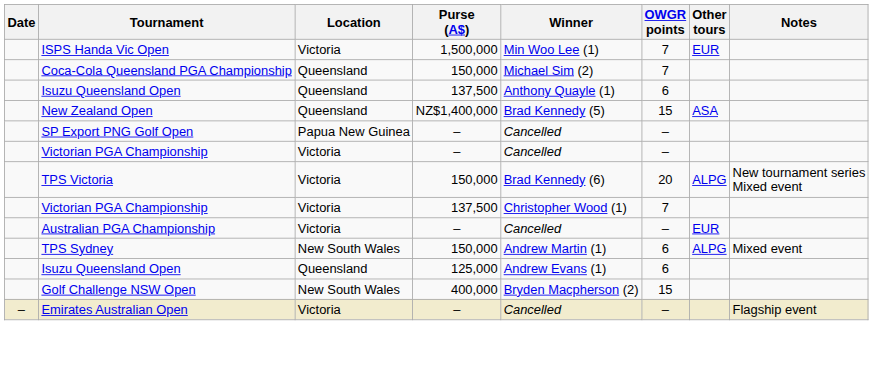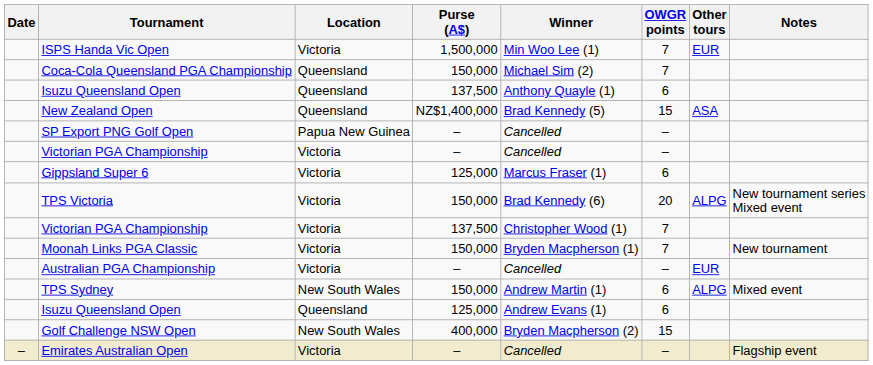+ row: (95, 172)
+ row: (119, 248)
